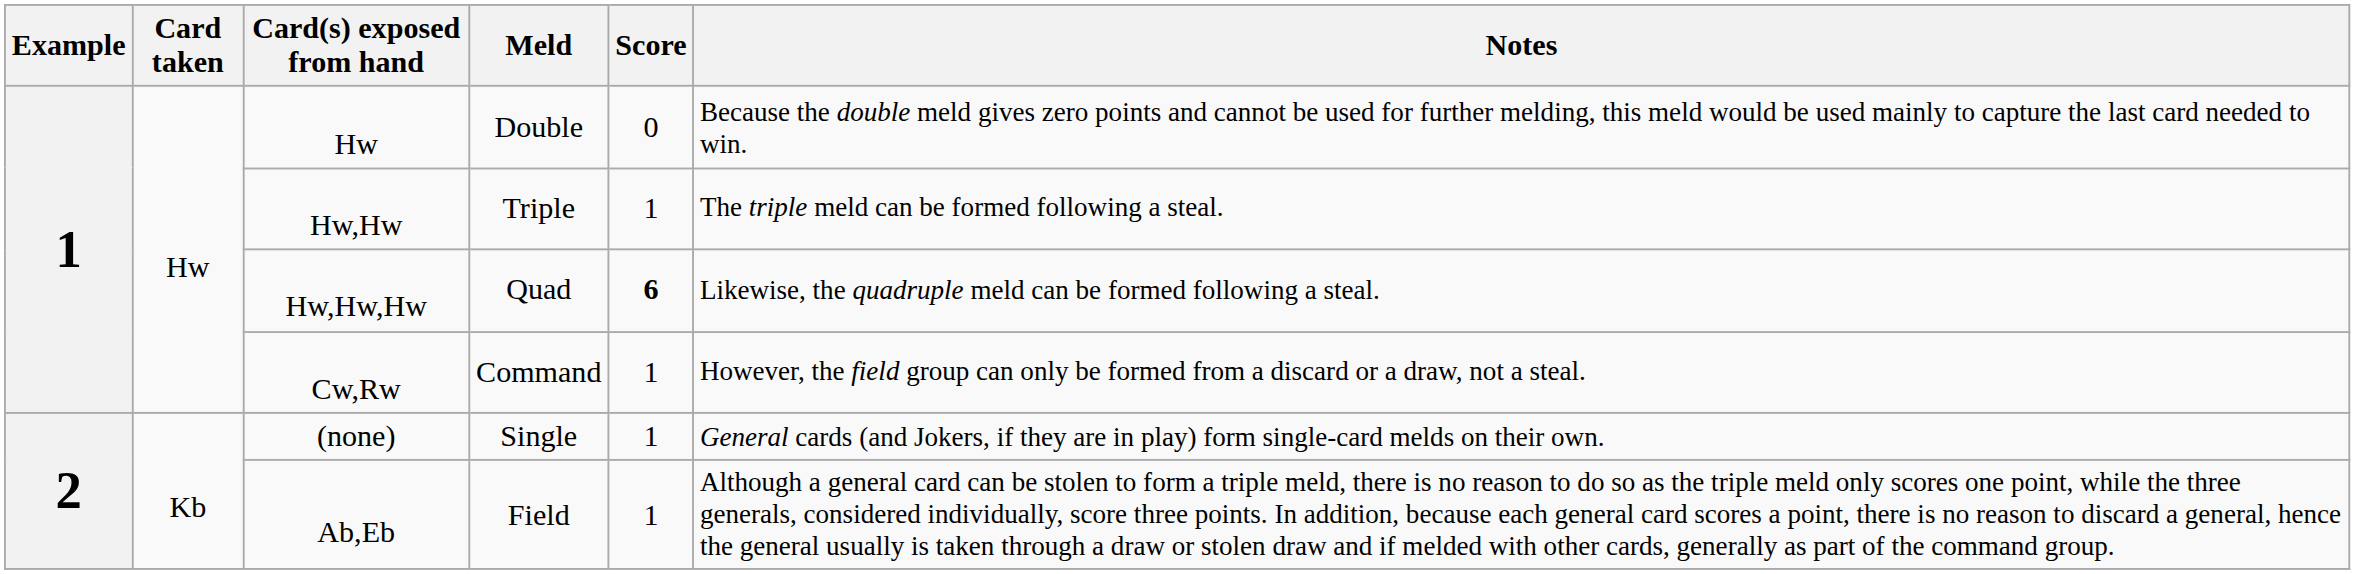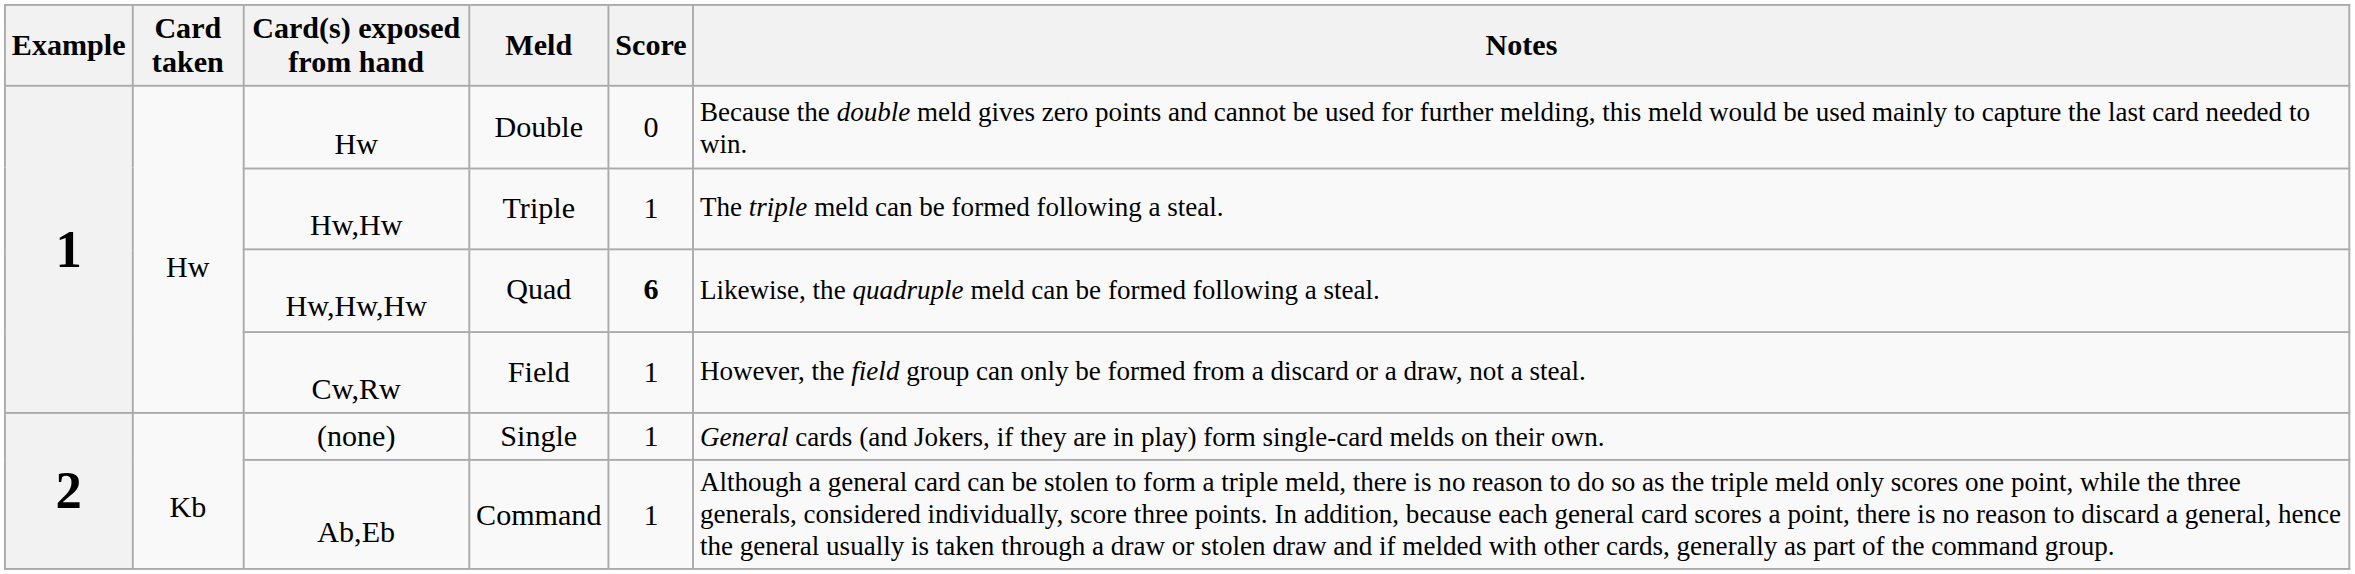(539, 371) Command -> (539, 371) Field
(539, 514) Field -> (539, 514) Command
